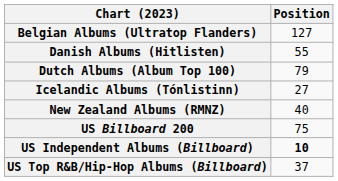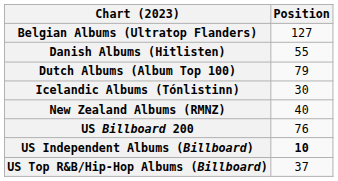(302, 90) 27 -> (302, 90) 30
(302, 128) 75 -> (302, 128) 76
